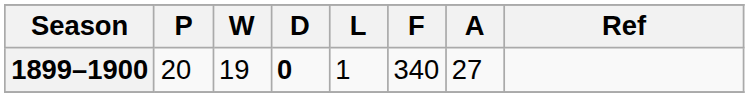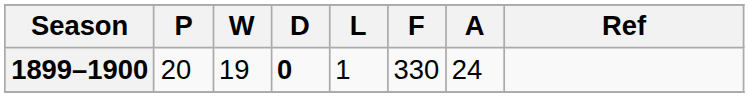(416, 69) 340 -> (416, 69) 330
(467, 69) 27 -> (467, 69) 24
